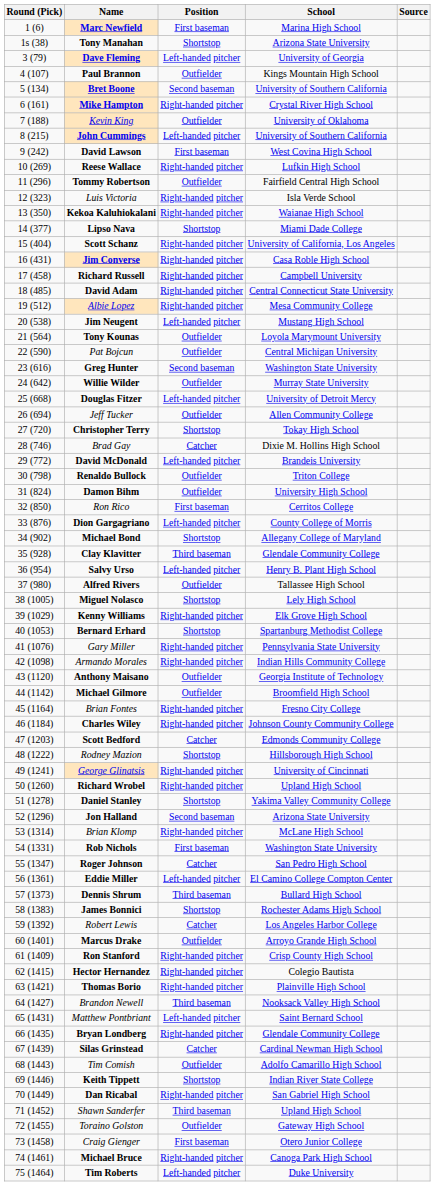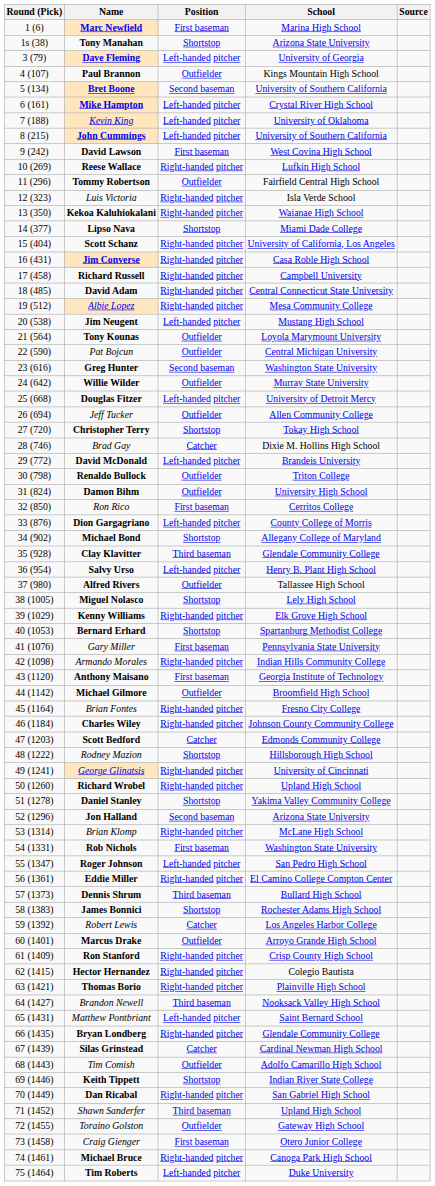(202, 105) Right-handed pitcher -> (202, 105) Left-handed pitcher
(202, 120) Outfielder -> (202, 120) Left-handed pitcher
(202, 646) Right-handed pitcher -> (202, 646) First baseman
(202, 677) Outfielder -> (202, 677) First baseman
(202, 863) Catcher -> (202, 863) Left-handed pitcher
(202, 879) Left-handed pitcher -> (202, 879) Right-handed pitcher
